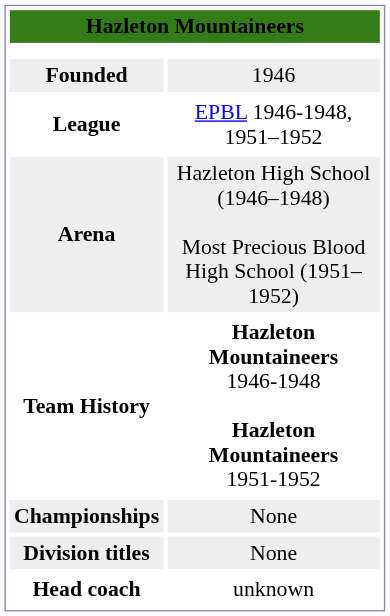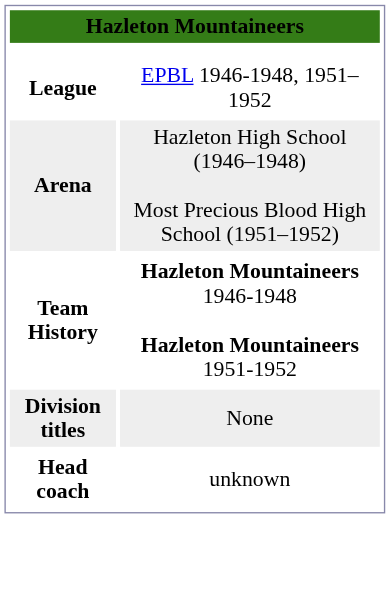- row: (87, 75)
- row: (87, 515)
